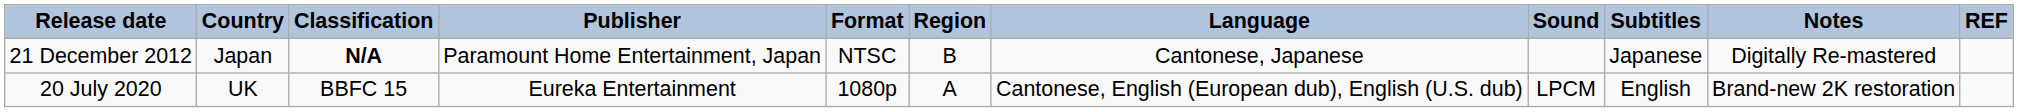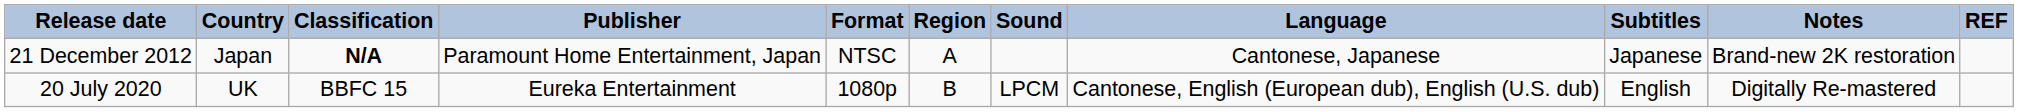columns swapped: (1259, 21) <-> (1566, 21)
(950, 55) B -> (950, 55) A
(1834, 55) Digitally Re-mastered -> (1834, 55) Brand-new 2K restoration
(950, 89) A -> (950, 89) B
(1834, 89) Brand-new 2K restoration -> (1834, 89) Digitally Re-mastered
